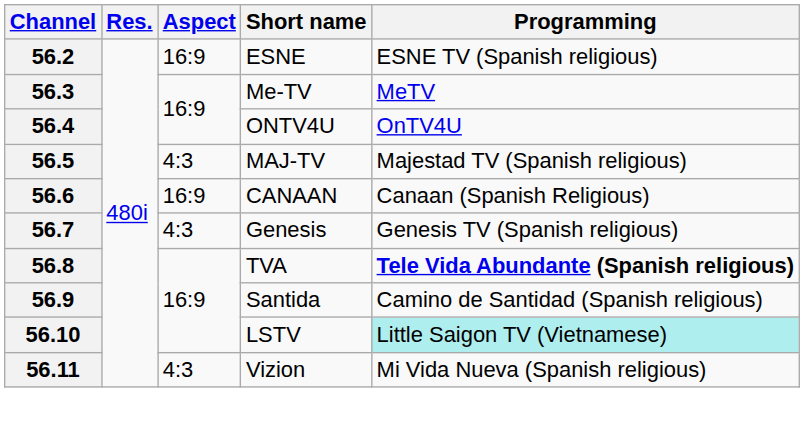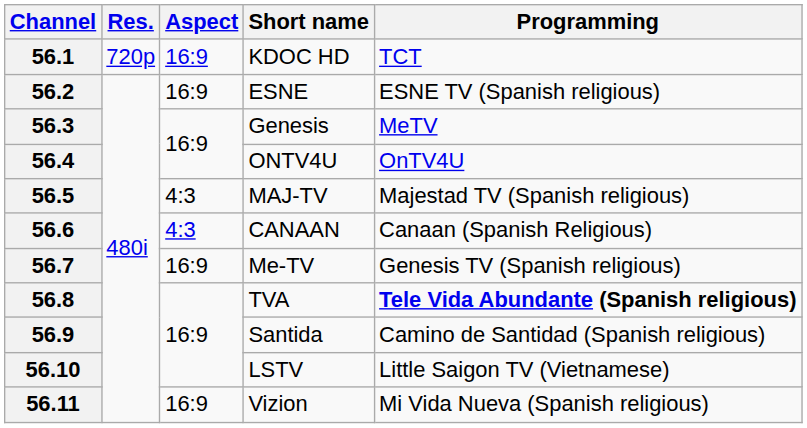+ row: (53, 56)
(279, 91) Me-TV -> (289, 126) Genesis
(184, 195) 16:9 -> (180, 230) 4:3
(178, 230) 4:3 -> (187, 265) 16:9
(286, 230) Genesis -> (281, 265) Me-TV
(522, 334) paleturquoise background -> (524, 369) no background
(178, 369) 4:3 -> (187, 404) 16:9
